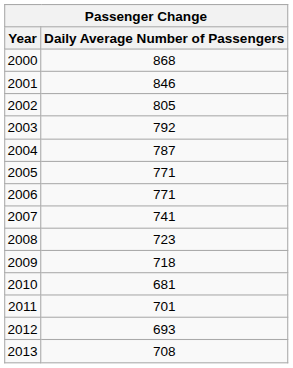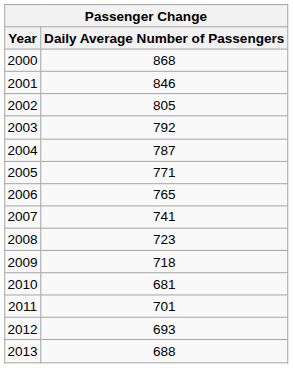(164, 194) 771 -> (164, 194) 765
(164, 351) 708 -> (164, 351) 688
